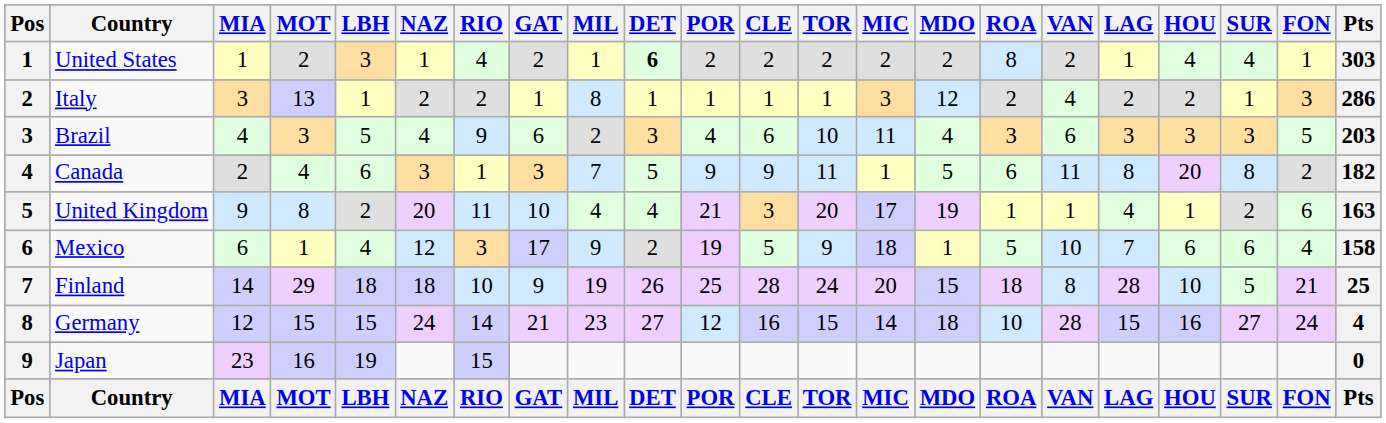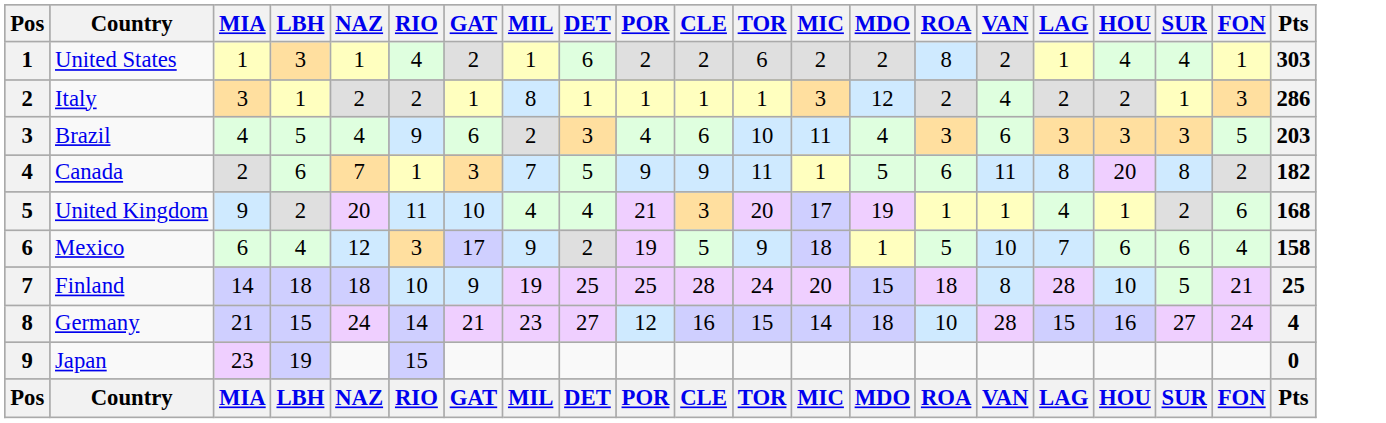- column: (304, 22)
(652, 60) bold -> (587, 60) normal
(827, 60) 2 -> (762, 60) 6
(424, 172) 3 -> (359, 172) 7
(1358, 210) 163 -> (1293, 210) 168
(652, 285) 26 -> (587, 285) 25
(242, 322) 12 -> (242, 322) 21
